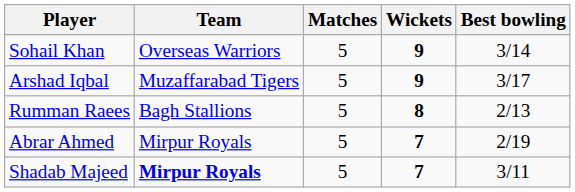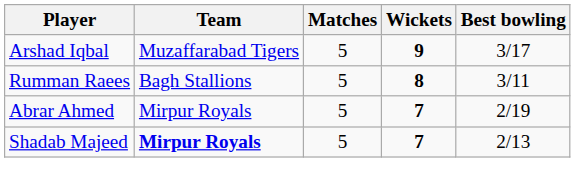- row: (57, 50)
(513, 111) 2/13 -> (513, 80) 3/11
(513, 171) 3/11 -> (513, 141) 2/13
